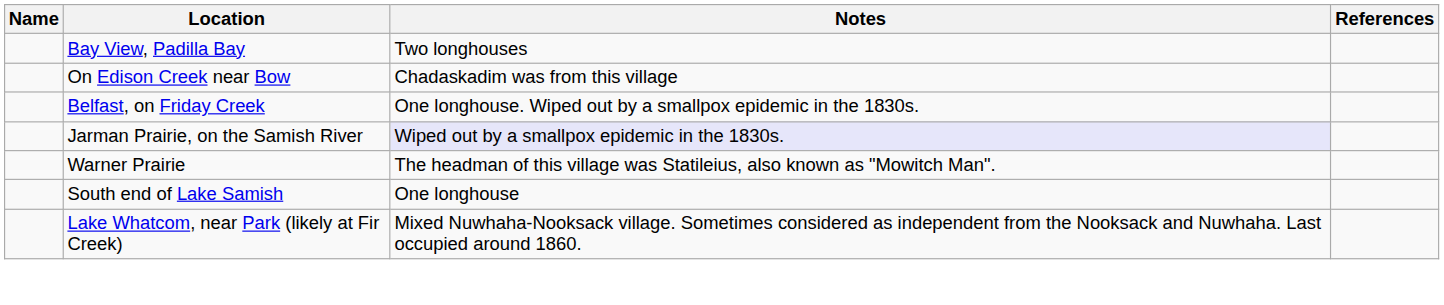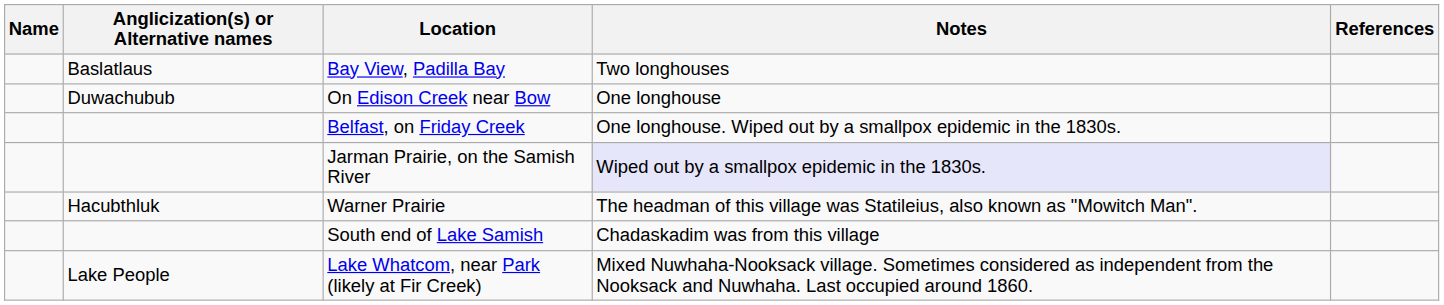+ column: (193, 29)
(536, 77) Chadaskadim was from this village -> (659, 98) One longhouse
(457, 194) One longhouse -> (738, 235) Chadaskadim was from this village
